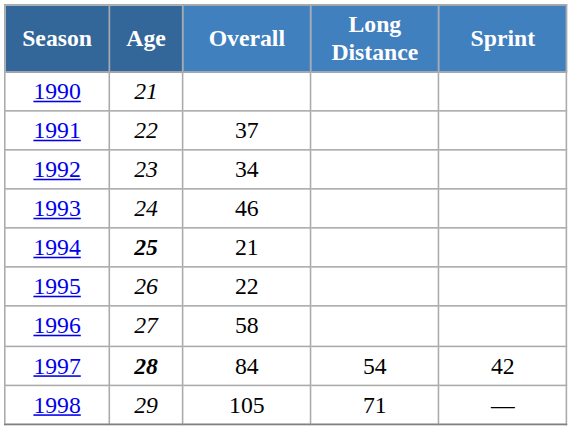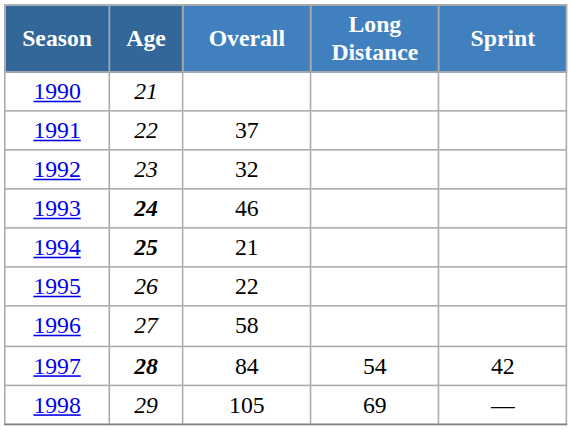(247, 169) 34 -> (247, 169) 32
(146, 208) normal -> (146, 208) bold
(375, 404) 71 -> (375, 404) 69
